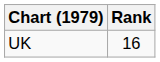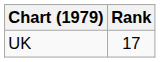(131, 43) 16 -> (131, 43) 17
